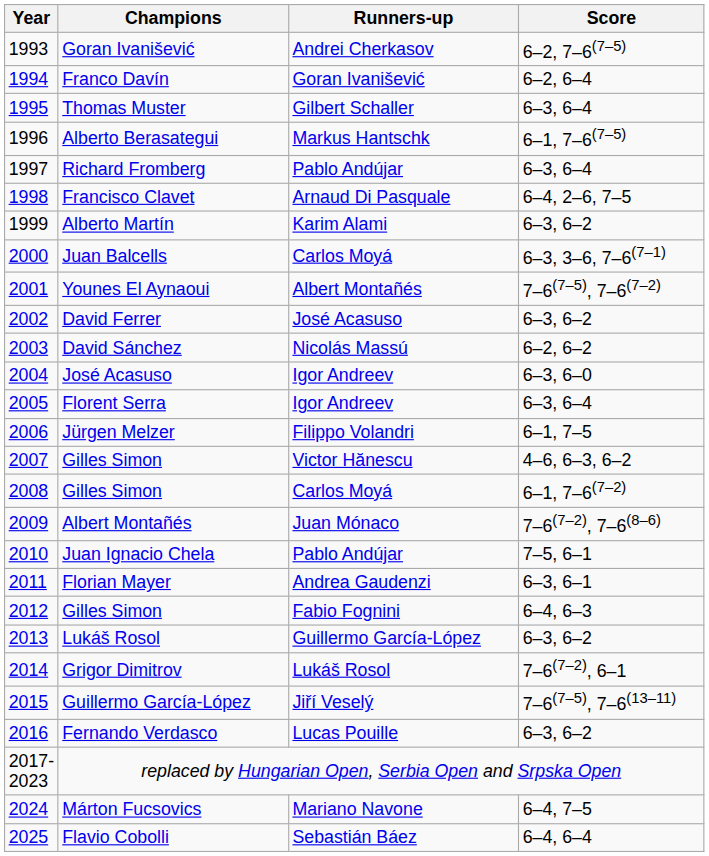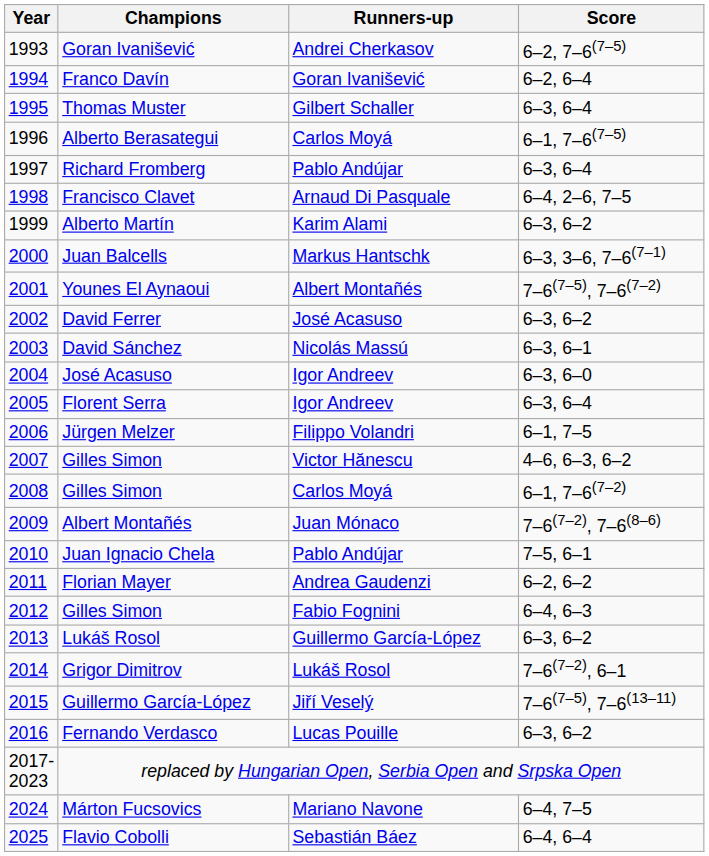(361, 138) Markus Hantschk -> (342, 138) Carlos Moyá
(342, 255) Carlos Moyá -> (361, 255) Markus Hantschk
(557, 347) 6–2, 6–2 -> (557, 347) 6–3, 6–1
(557, 582) 6–3, 6–1 -> (557, 582) 6–2, 6–2
